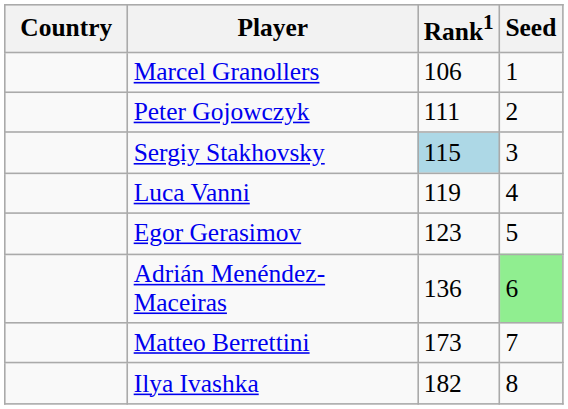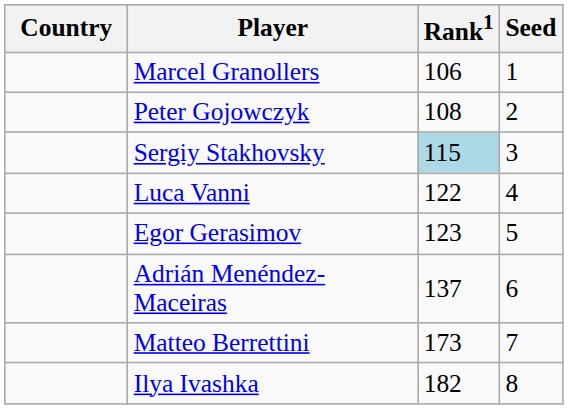(442, 112) 111 -> (443, 112) 108
(442, 192) 119 -> (443, 192) 122
(443, 287) 136 -> (443, 287) 137
(512, 287) lightgreen background -> (512, 287) no background
